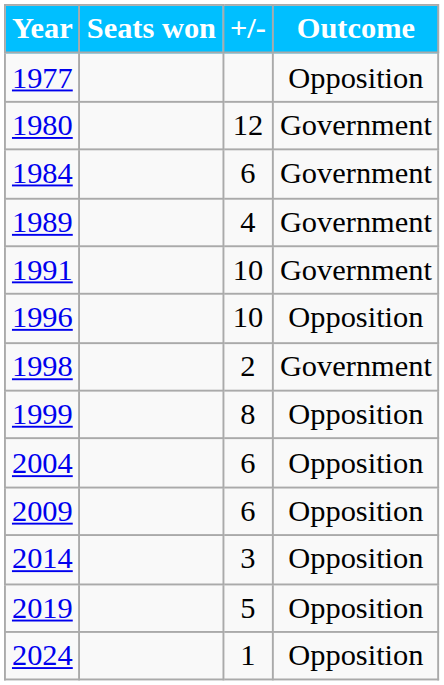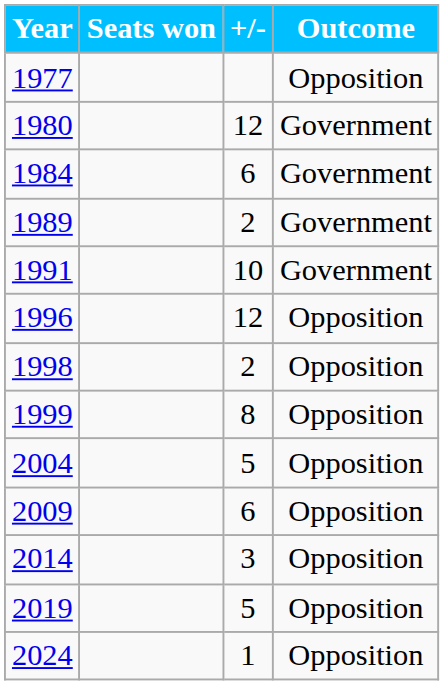(248, 221) 4 -> (248, 221) 2
(248, 317) 10 -> (248, 317) 12
(356, 366) Government -> (356, 366) Opposition
(248, 462) 6 -> (248, 462) 5
